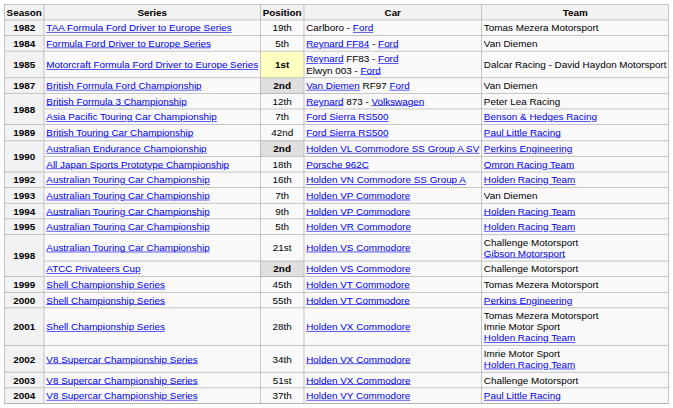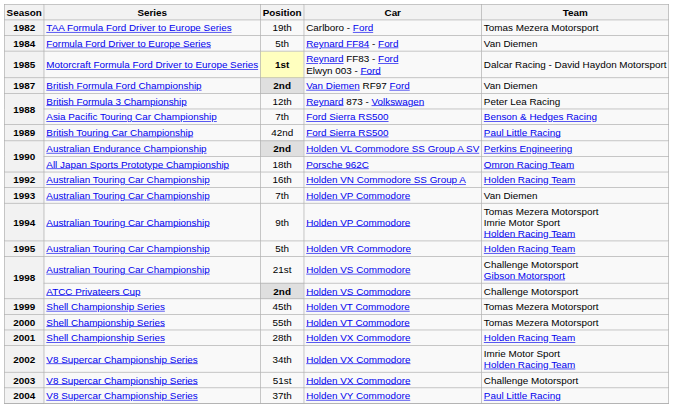(530, 211) Holden Racing Team -> (541, 222) Tomas Mezera Motorsport Imrie Motor Sport Holden Racing Team
(528, 300) Perkins Engineering -> (541, 322) Tomas Mezera Motorsport
(541, 327) Tomas Mezera Motorsport Imrie Motor Sport Holden Racing Team -> (530, 338) Holden Racing Team
